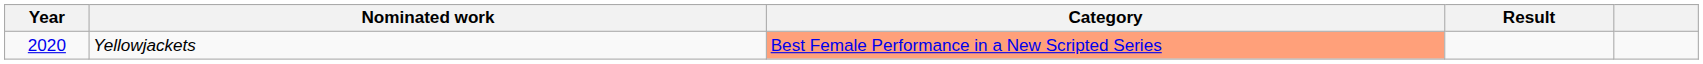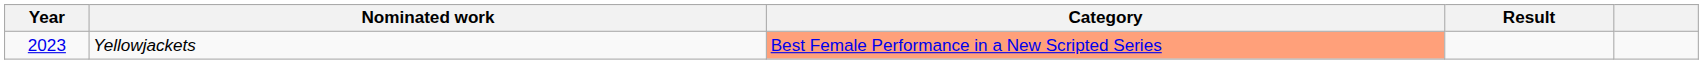(47, 45) 2020 -> (47, 45) 2023
